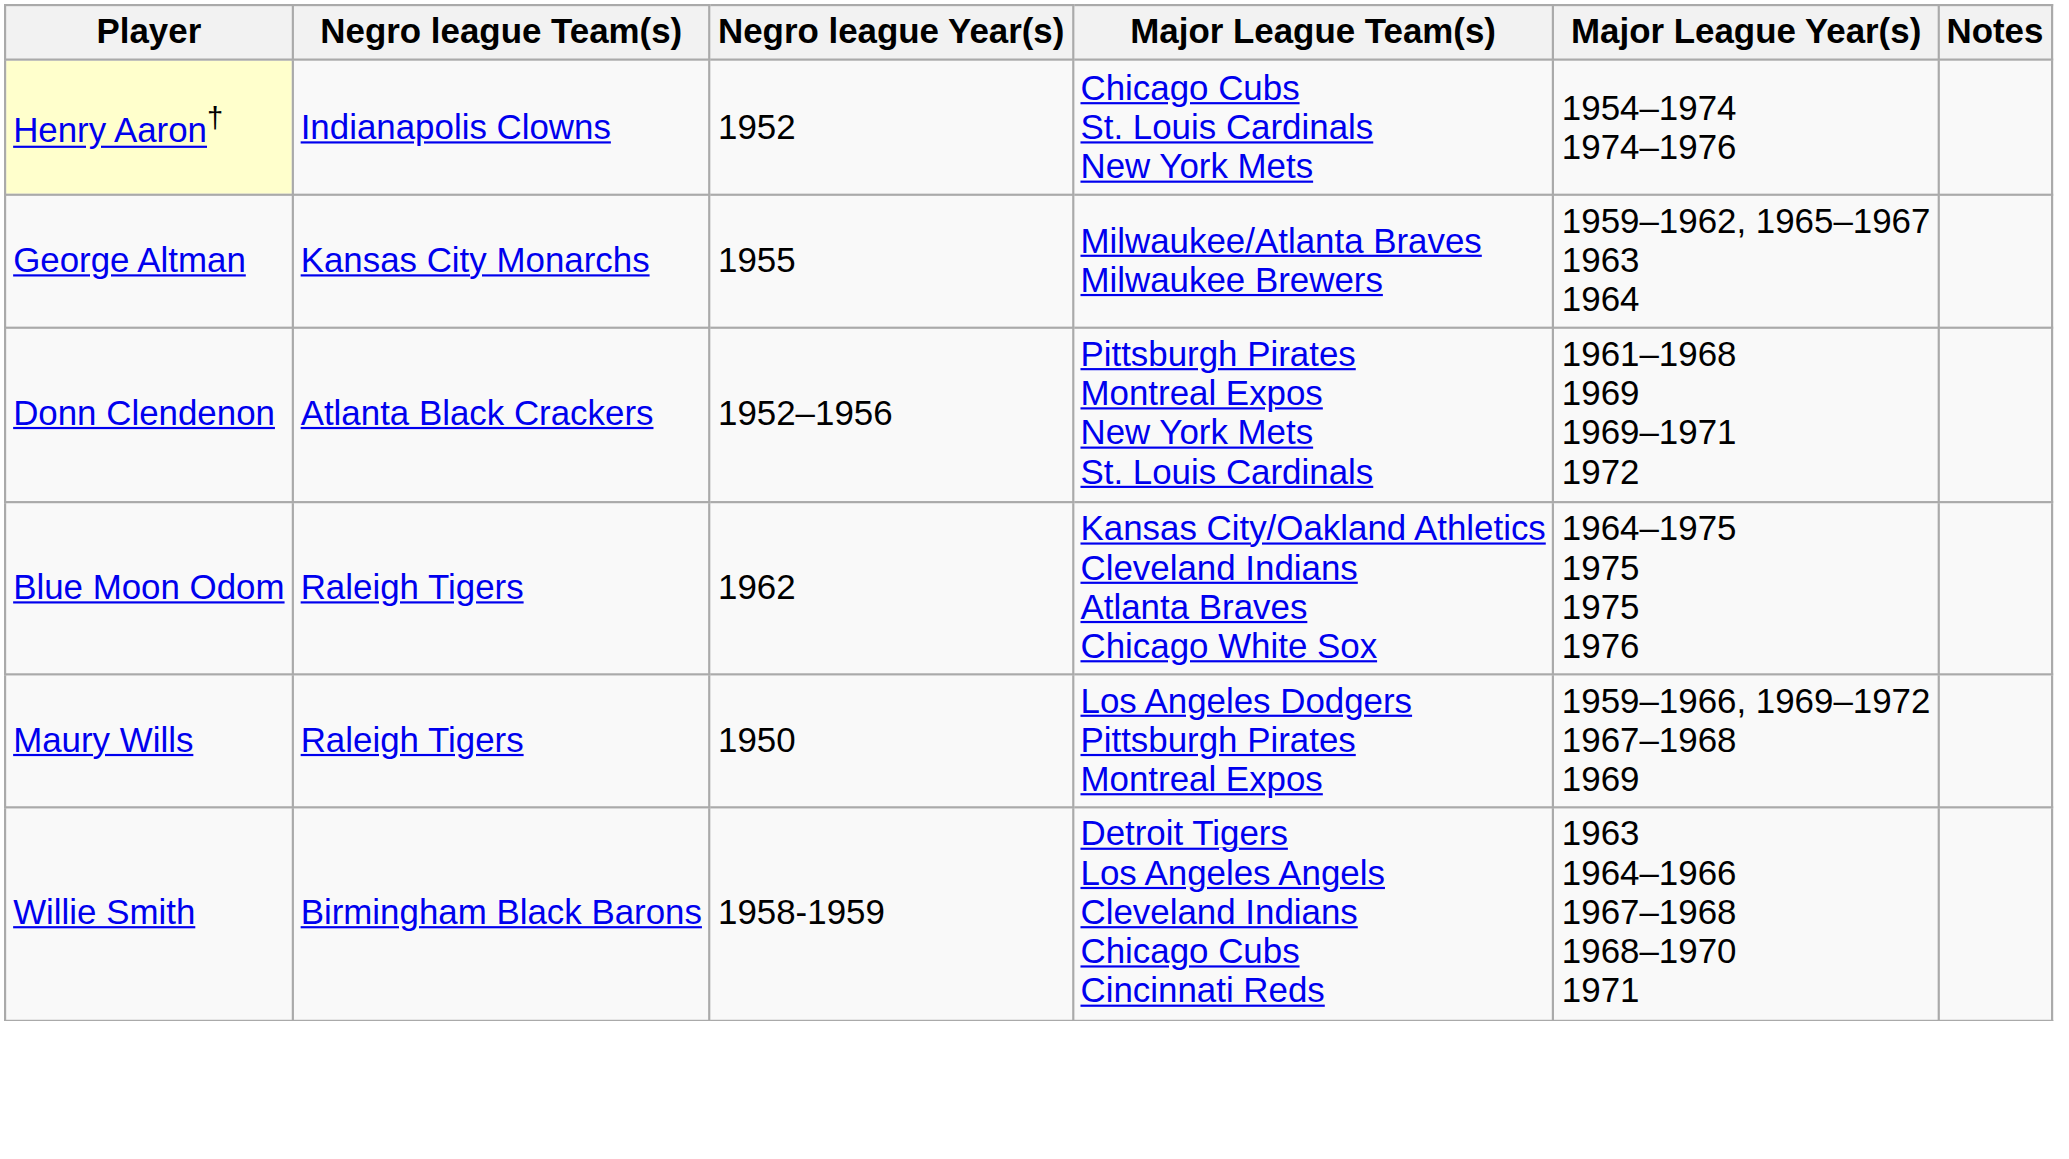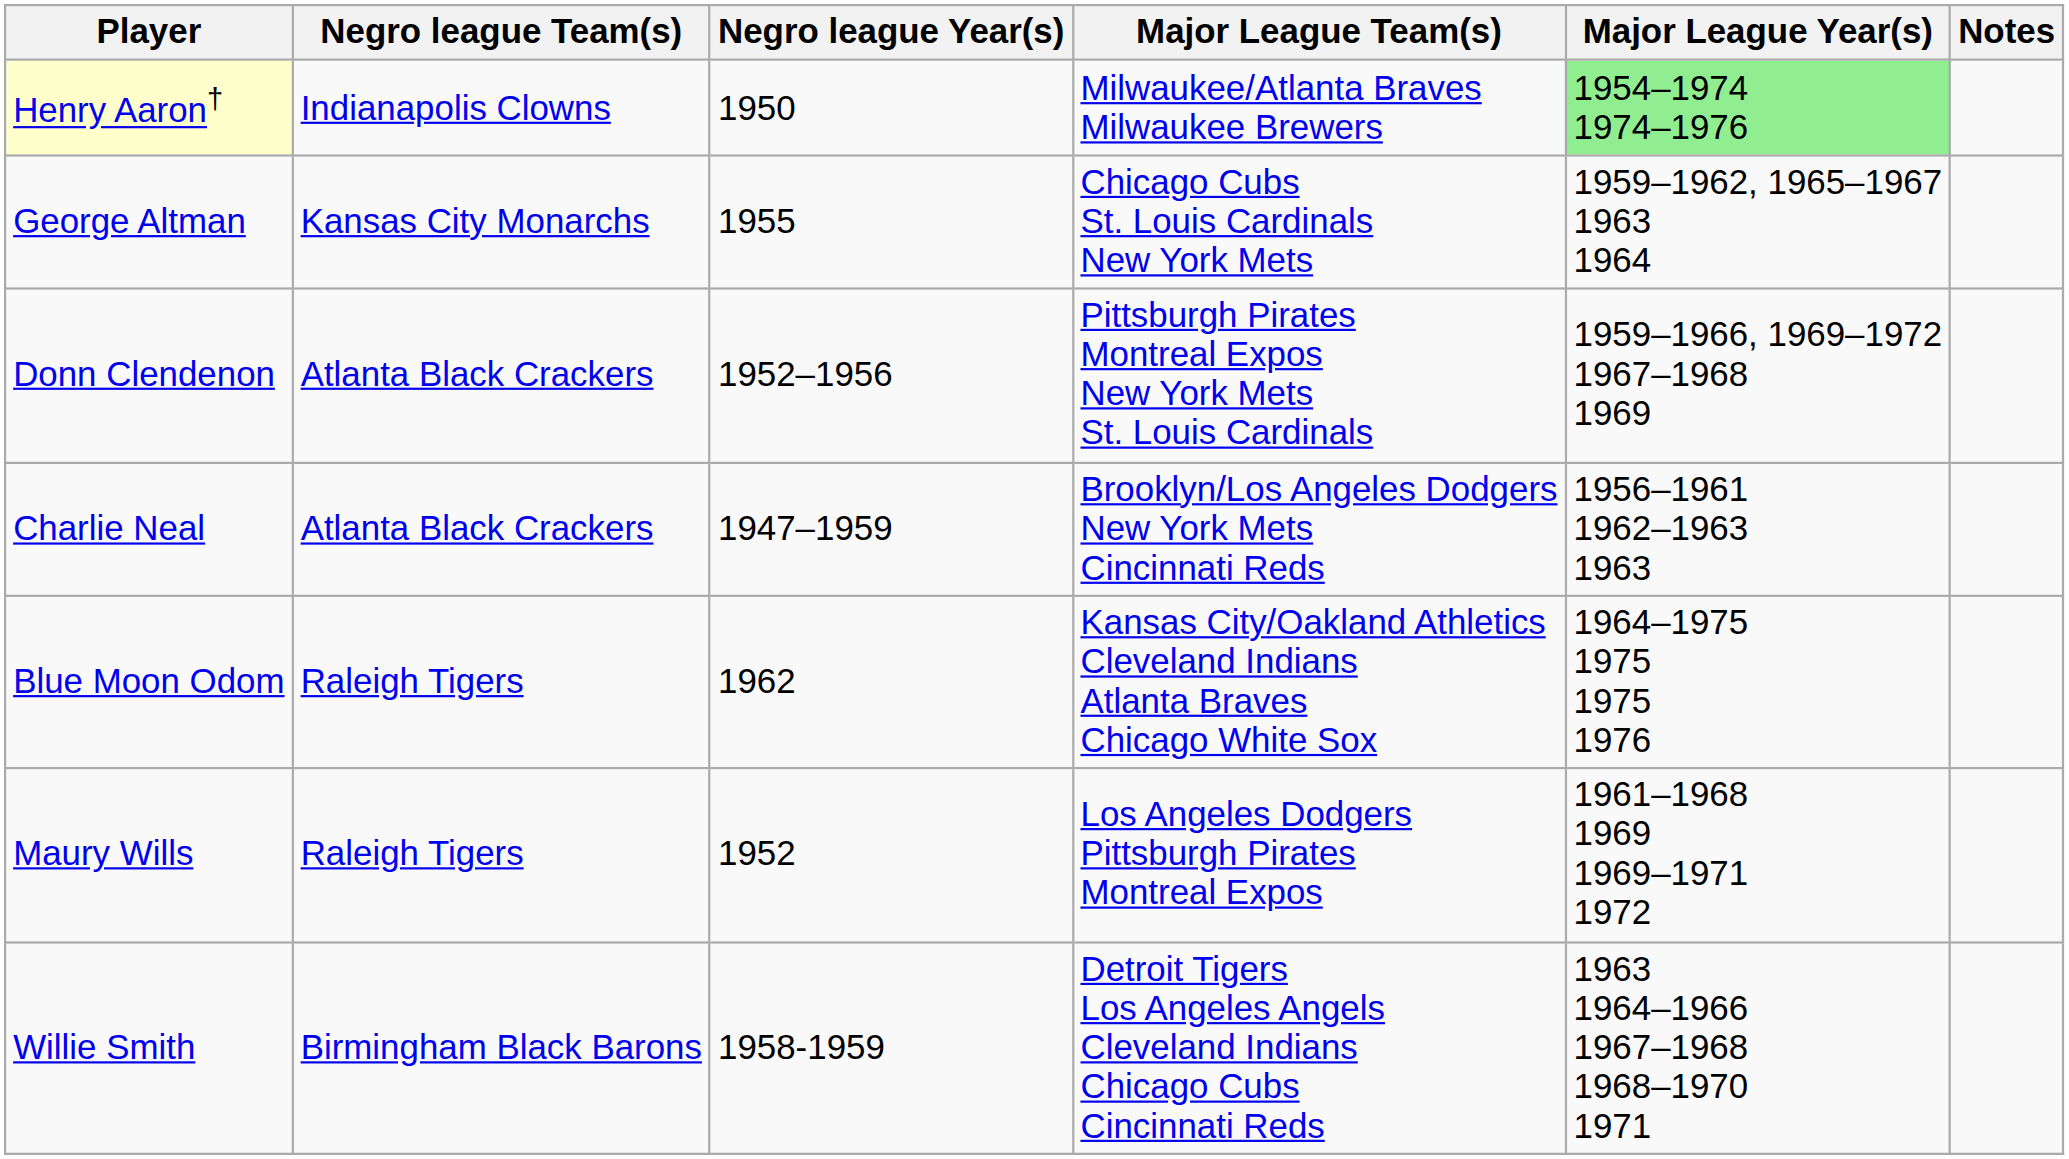(757, 126) 1952 -> (757, 107) 1950
(1227, 126) Chicago Cubs St. Louis Cardinals New York Mets -> (1281, 107) Milwaukee/Atlanta Braves Milwaukee Brewers
(1649, 126) no background -> (1661, 107) lightgreen background
(1281, 260) Milwaukee/Atlanta Braves Milwaukee Brewers -> (1227, 221) Chicago Cubs St. Louis Cardinals New York Mets
(1649, 413) 1961–1968 1969 1969–1971 1972 -> (1758, 374) 1959–1966, 1969–1972 1967–1968 1969
+ row: (109, 528)
(757, 740) 1950 -> (757, 854) 1952
(1746, 740) 1959–1966, 1969–1972 1967–1968 1969 -> (1661, 854) 1961–1968 1969 1969–1971 1972
